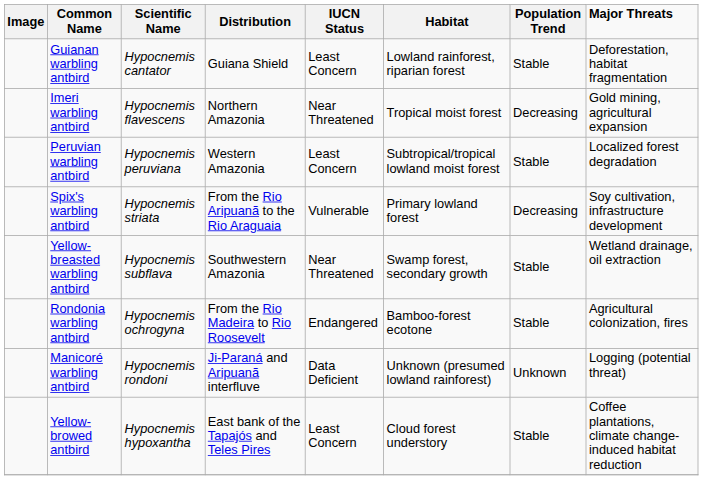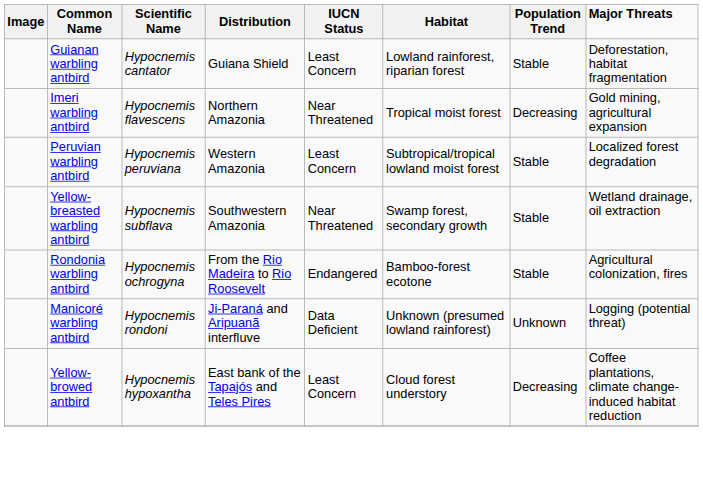- row: (74, 211)
(531, 436) Stable -> (545, 387) Decreasing
